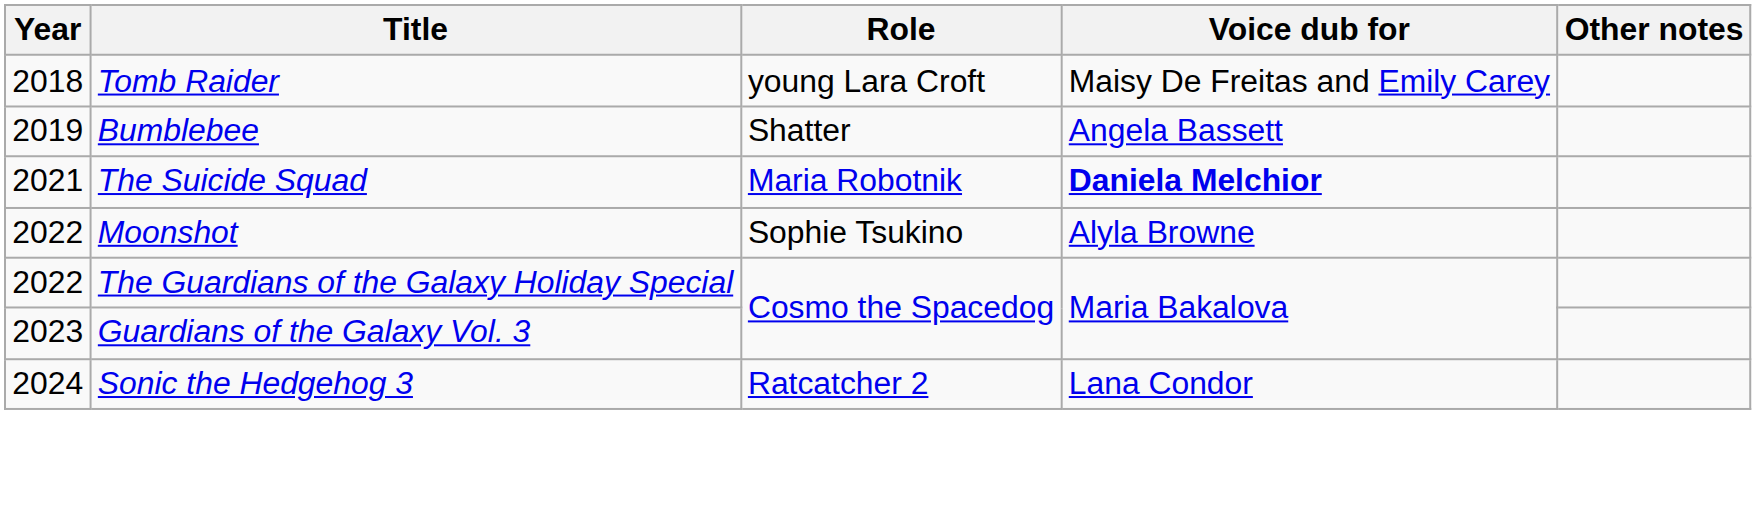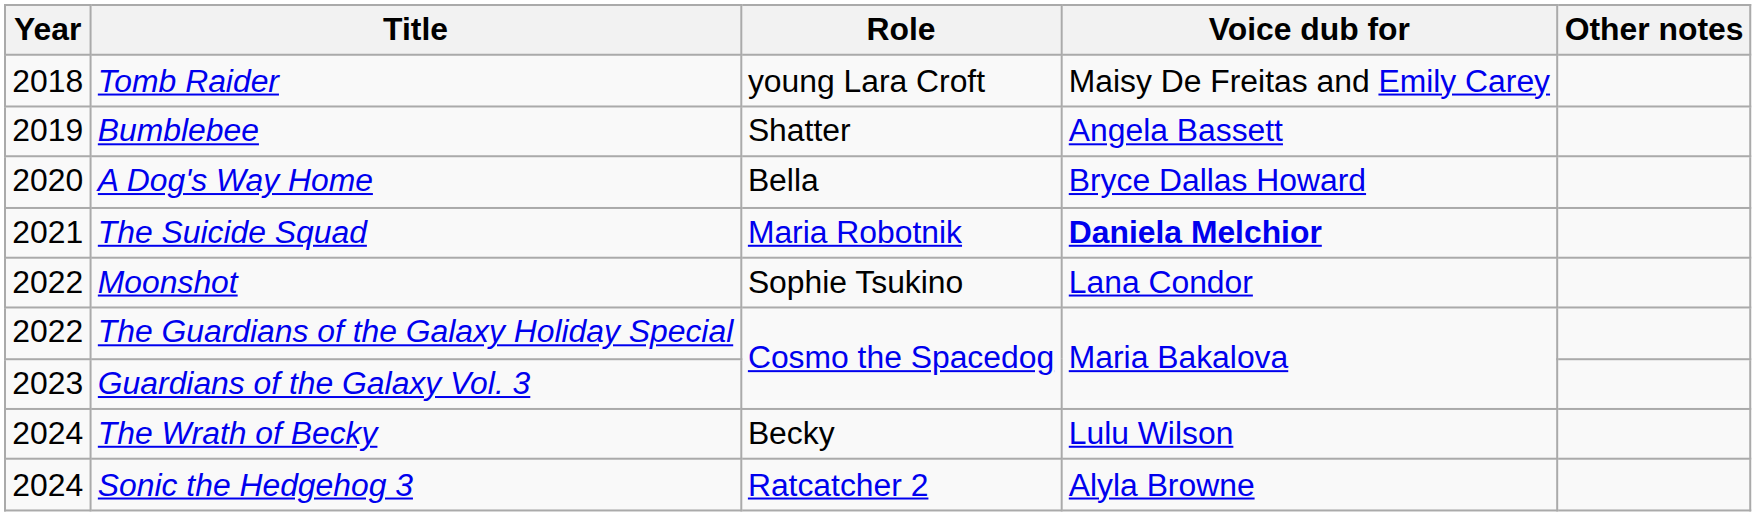+ row: (235, 181)
(1162, 231) Alyla Browne -> (1161, 282) Lana Condor
+ row: (238, 433)
(1161, 383) Lana Condor -> (1162, 484) Alyla Browne
